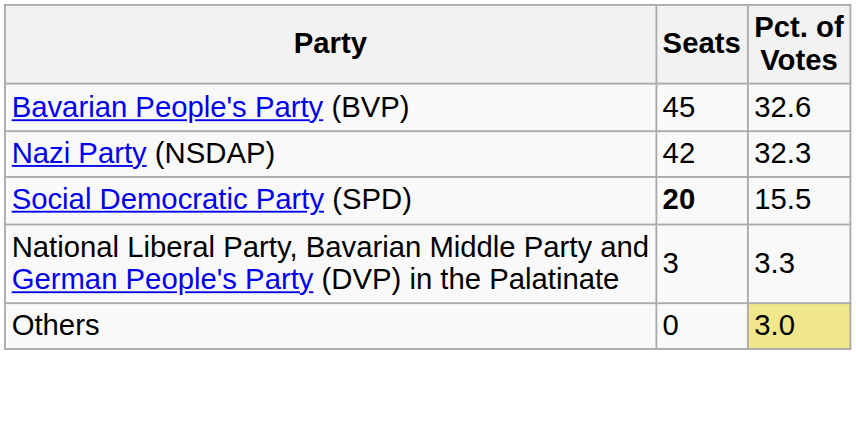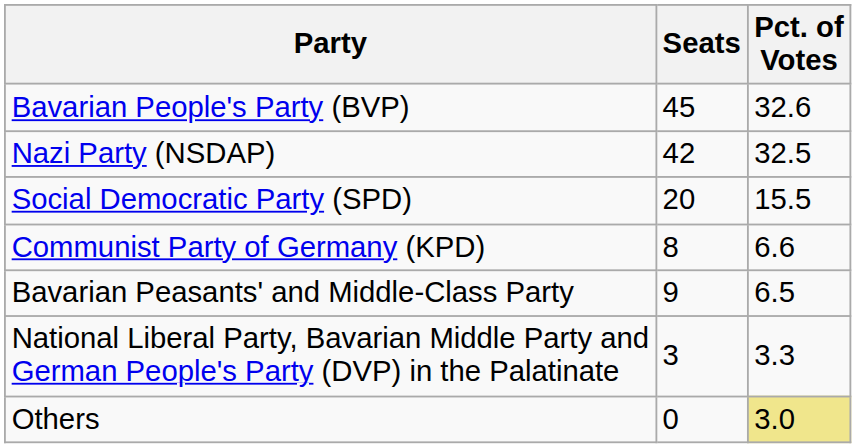(783, 153) 32.3 -> (783, 153) 32.5
(679, 199) bold -> (679, 199) normal
+ row: (248, 246)
+ row: (293, 292)
